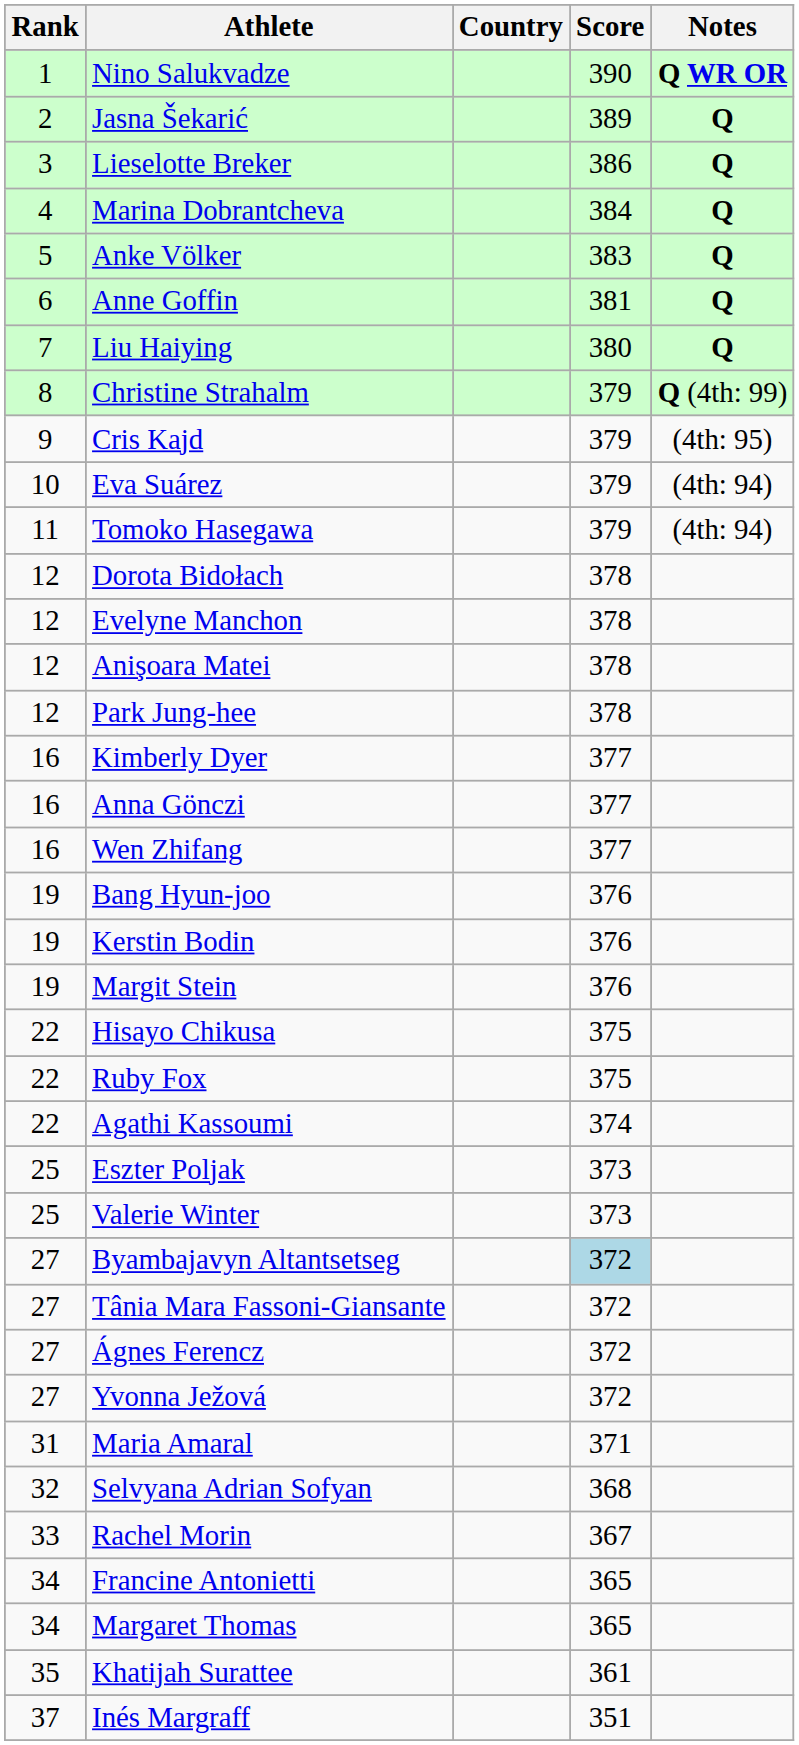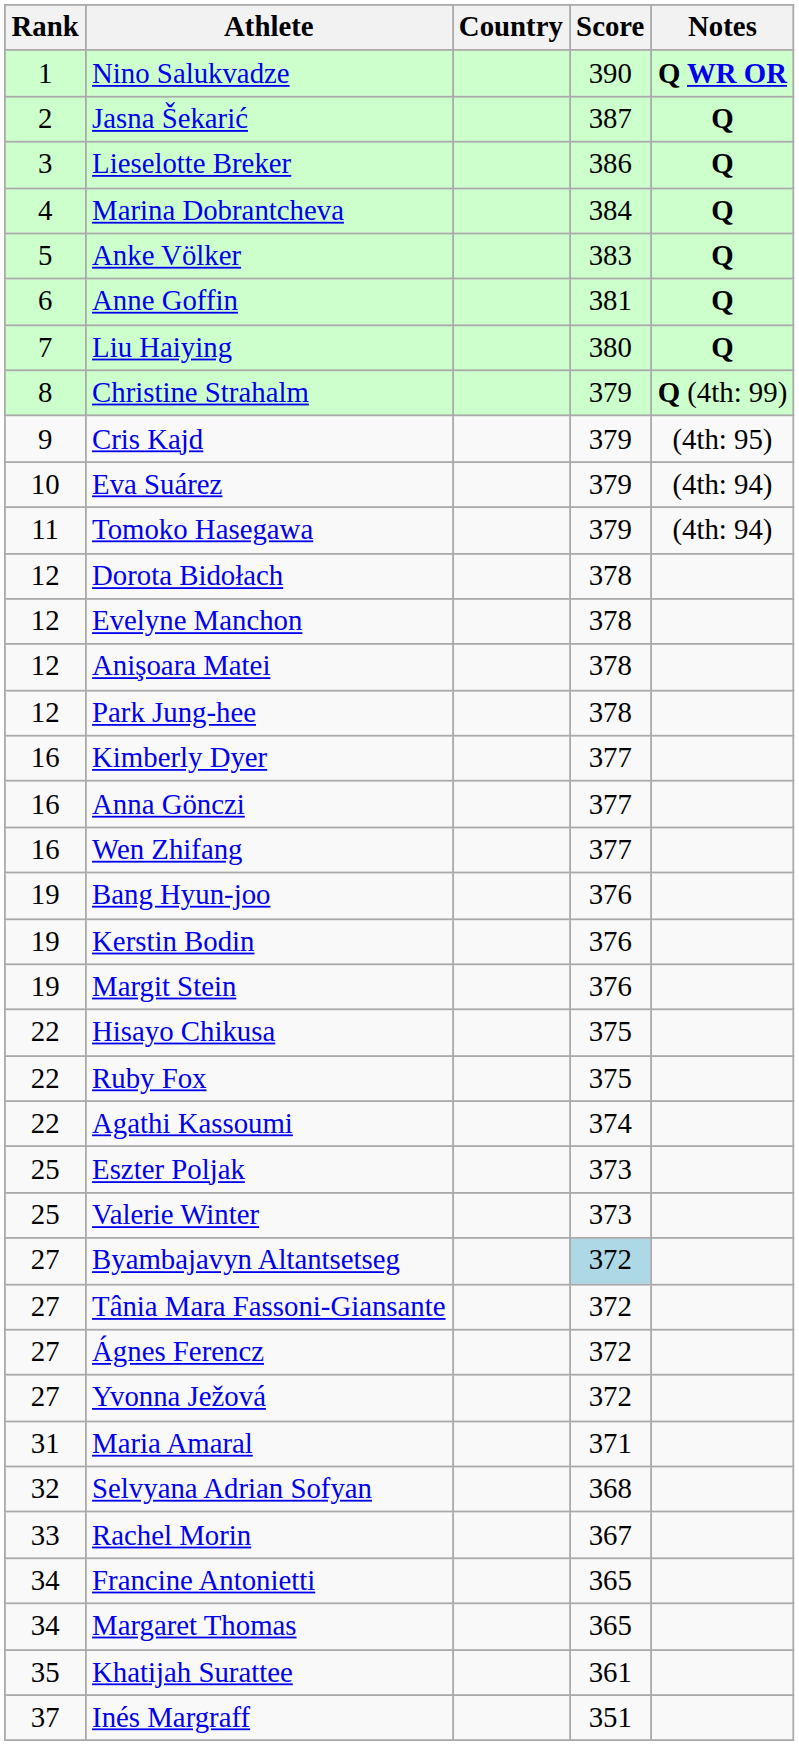(610, 118) 389 -> (610, 118) 387
